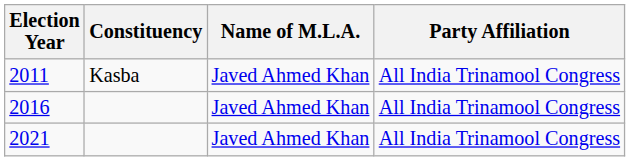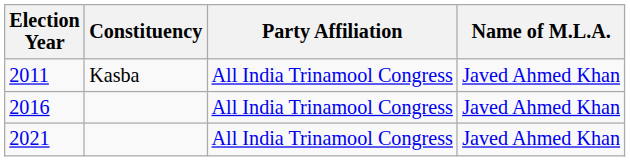columns swapped: (290, 31) <-> (499, 31)
